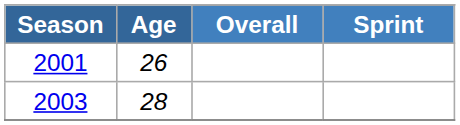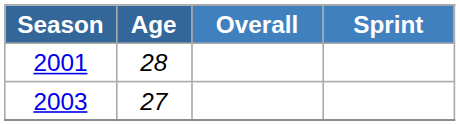(154, 63) 26 -> (154, 63) 28
(154, 101) 28 -> (154, 101) 27
